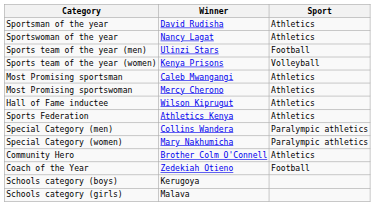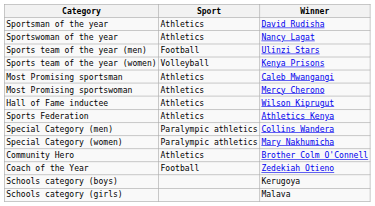columns swapped: (214, 11) <-> (320, 11)
